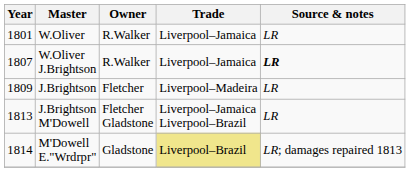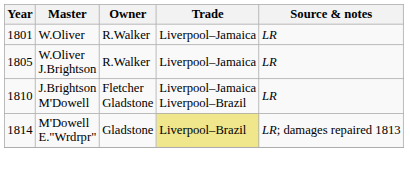(20, 61) 1807 -> (20, 61) 1805
(271, 61) bold -> (269, 61) normal
- row: (67, 88)
(20, 116) 1813 -> (20, 95) 1810
